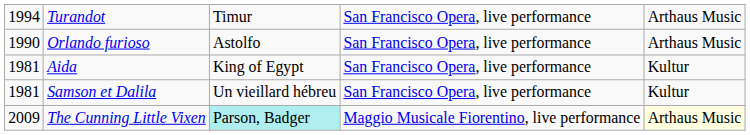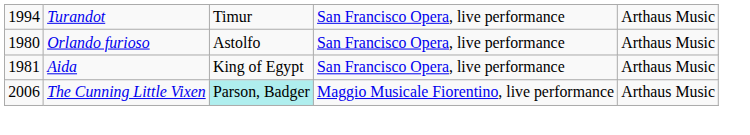(24, 42) 1990 -> (24, 42) 1980
(668, 67) Kultur -> (668, 67) Arthaus Music
- row: (102, 92)
(24, 117) 2009 -> (24, 92) 2006
(695, 117) lightyellow background -> (668, 92) no background
